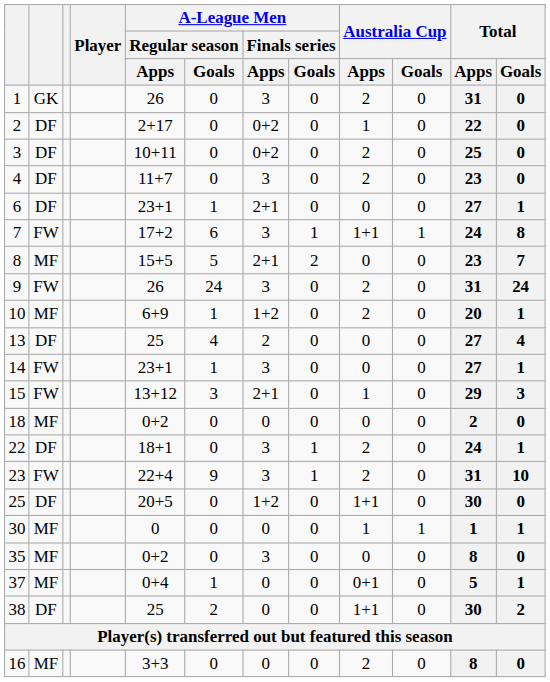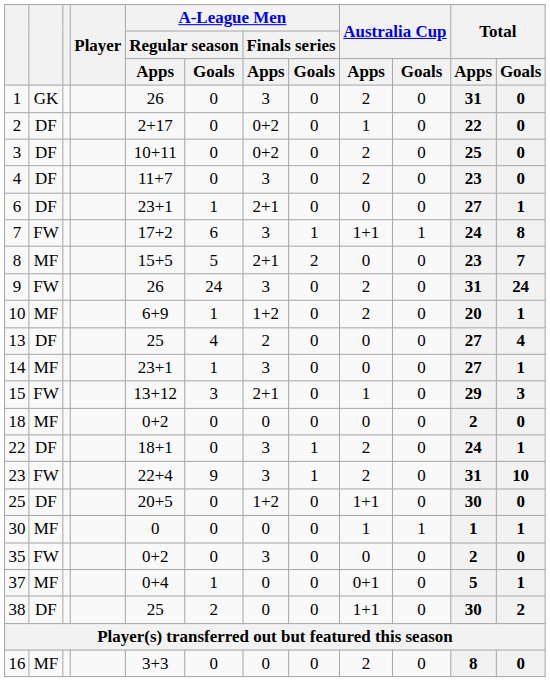(46, 367) FW -> (46, 367) MF
(46, 555) MF -> (46, 555) FW
(473, 555) 8 -> (473, 555) 2
